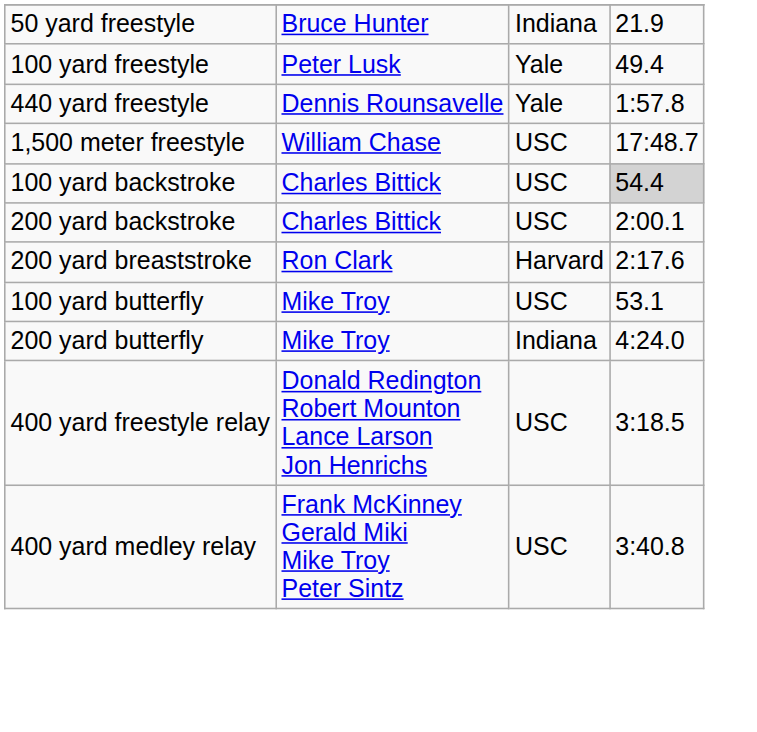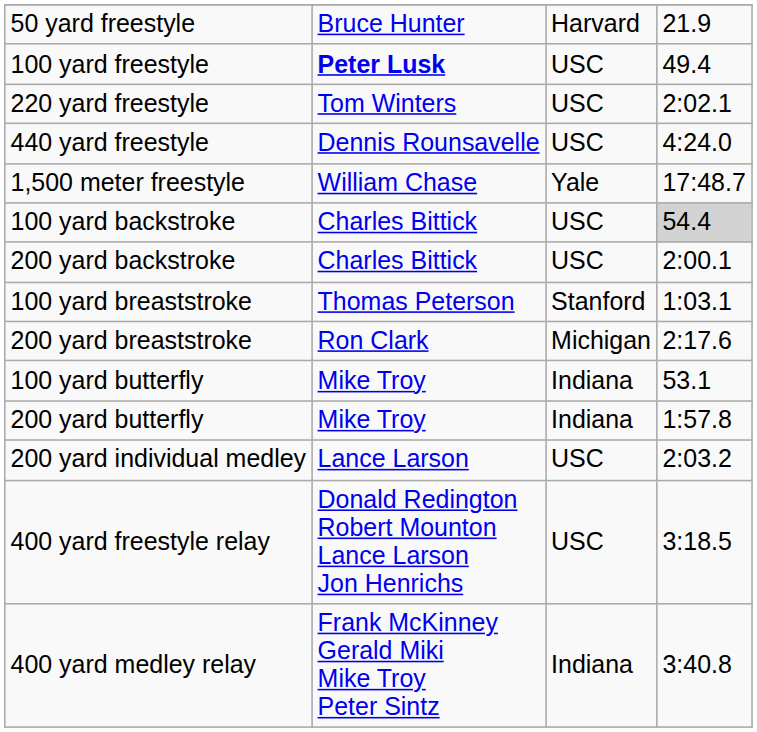(556, 24) Indiana -> (595, 24) Harvard
(341, 63) normal -> (381, 63) bold
(539, 63) Yale -> (577, 63) USC
+ row: (110, 103)
(539, 103) Yale -> (577, 143) USC
(650, 103) 1:57.8 -> (697, 143) 4:24.0
(541, 143) USC -> (575, 182) Yale
+ row: (131, 301)
(559, 261) Harvard -> (601, 340) Michigan
(541, 301) USC -> (592, 380) Indiana
(650, 340) 4:24.0 -> (697, 420) 1:57.8
+ row: (158, 459)
(541, 546) USC -> (592, 665) Indiana
